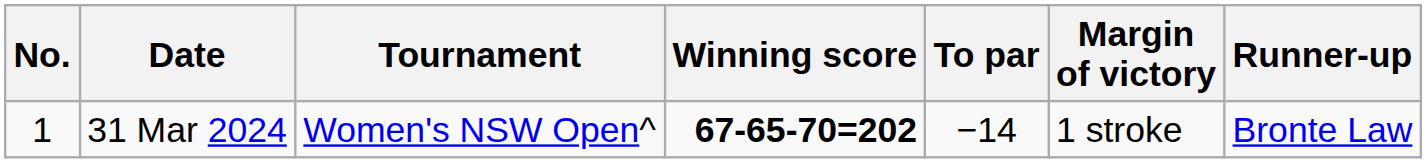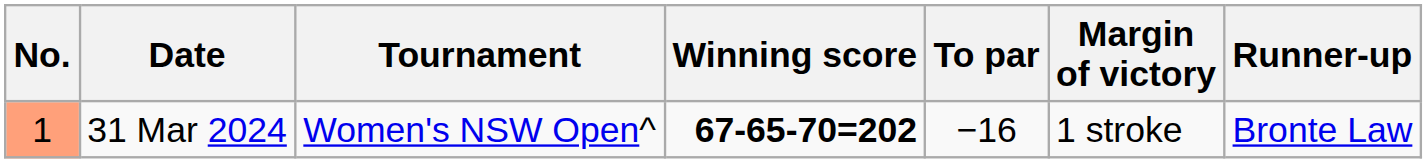(42, 130) no background -> (42, 130) lightsalmon background
(987, 130) −14 -> (987, 130) −16
